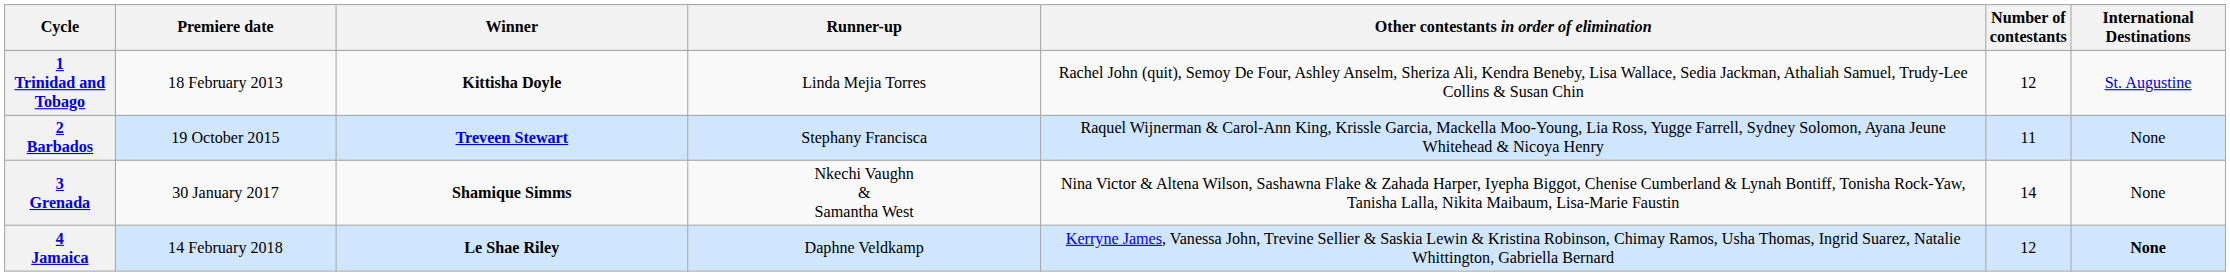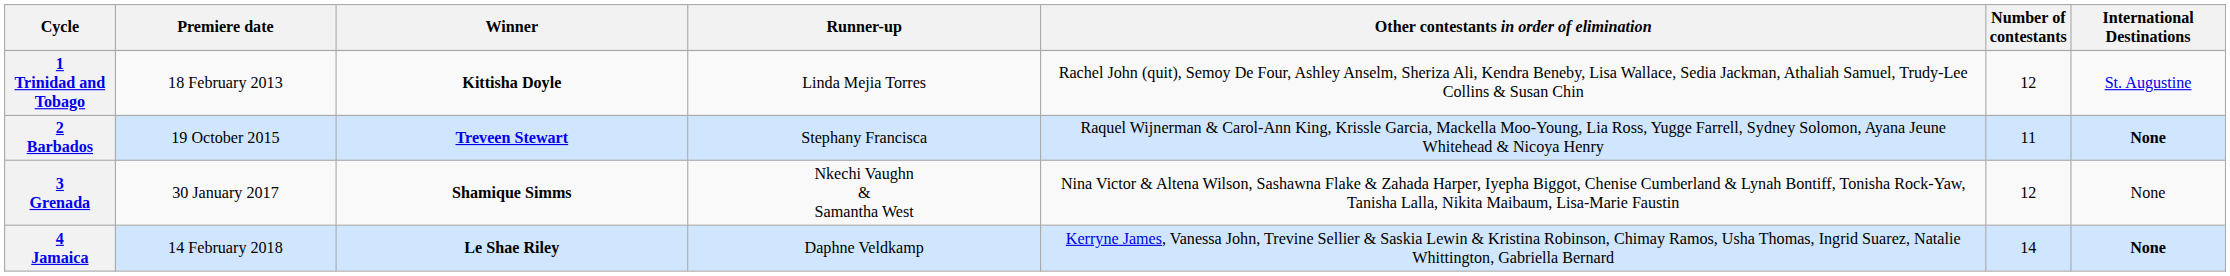(2148, 138) normal -> (2148, 138) bold
(2028, 193) 14 -> (2028, 193) 12
(2028, 248) 12 -> (2028, 248) 14
